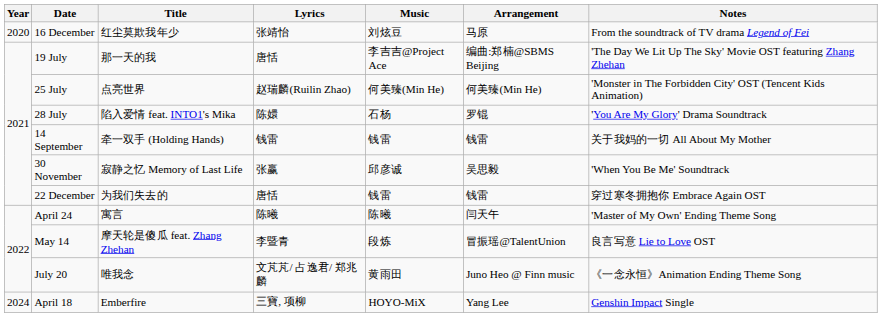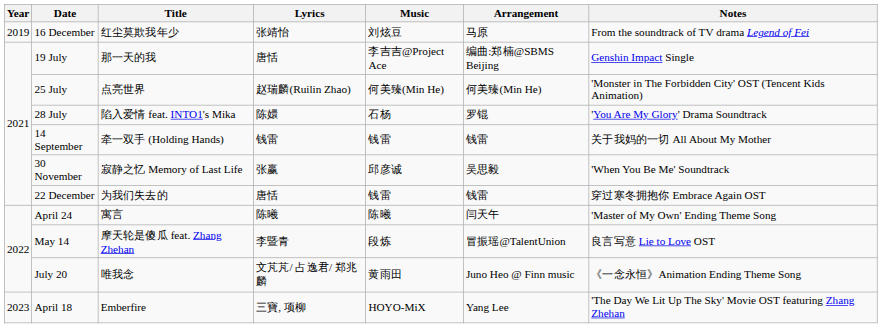(18, 32) 2020 -> (18, 32) 2019
(723, 58) 'The Day We Lit Up The Sky' Movie OST featuring Zhang Zhehan -> (643, 58) Genshin Impact Single
(18, 302) 2024 -> (18, 307) 2023
(643, 302) Genshin Impact Single -> (723, 307) 'The Day We Lit Up The Sky' Movie OST featuring Zhang Zhehan
